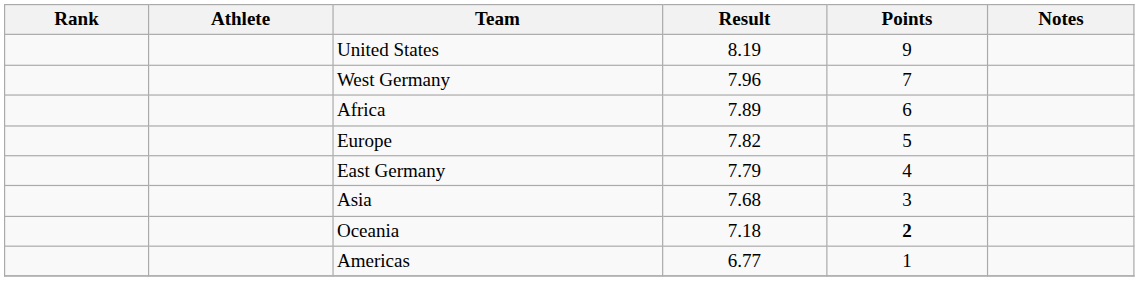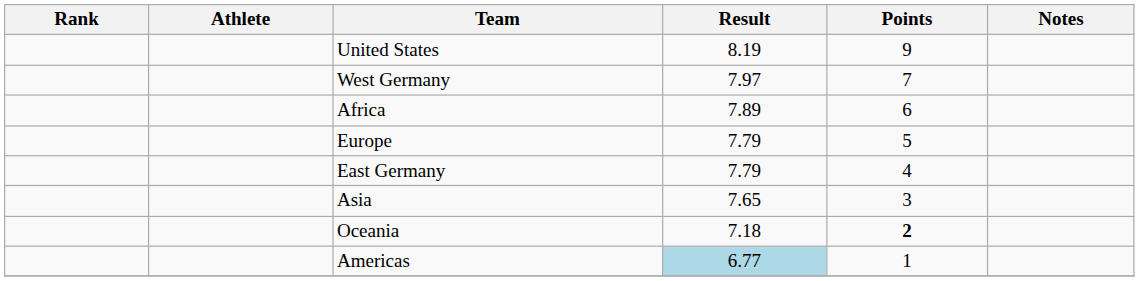(744, 79) 7.96 -> (744, 79) 7.97
(744, 140) 7.82 -> (744, 140) 7.79
(744, 200) 7.68 -> (744, 200) 7.65
(744, 261) no background -> (744, 261) lightblue background
